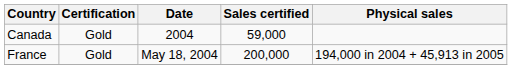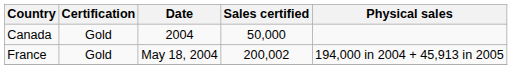(266, 34) 59,000 -> (266, 34) 50,000
(266, 54) 200,000 -> (266, 54) 200,002
